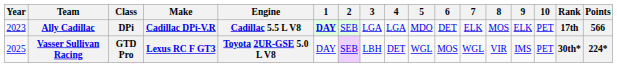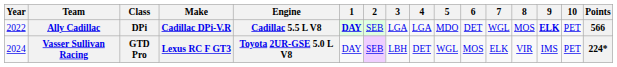- column: (569, 11)
(16, 27) 2023 -> (16, 27) 2022
(473, 27) ELK -> (499, 27) WGL
(523, 27) normal -> (549, 27) bold
(16, 48) 2025 -> (16, 48) 2024
(473, 48) WGL -> (499, 48) ELK
